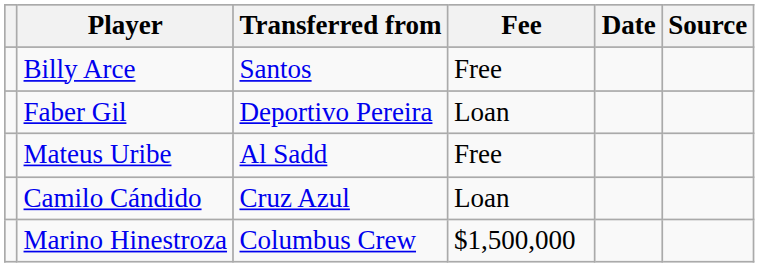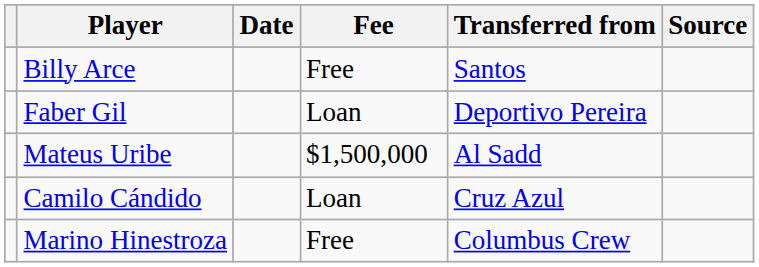columns swapped: (340, 25) <-> (629, 25)
(478, 154) Free -> (367, 154) $1,500,000
(515, 240) $1,500,000 -> (330, 240) Free
